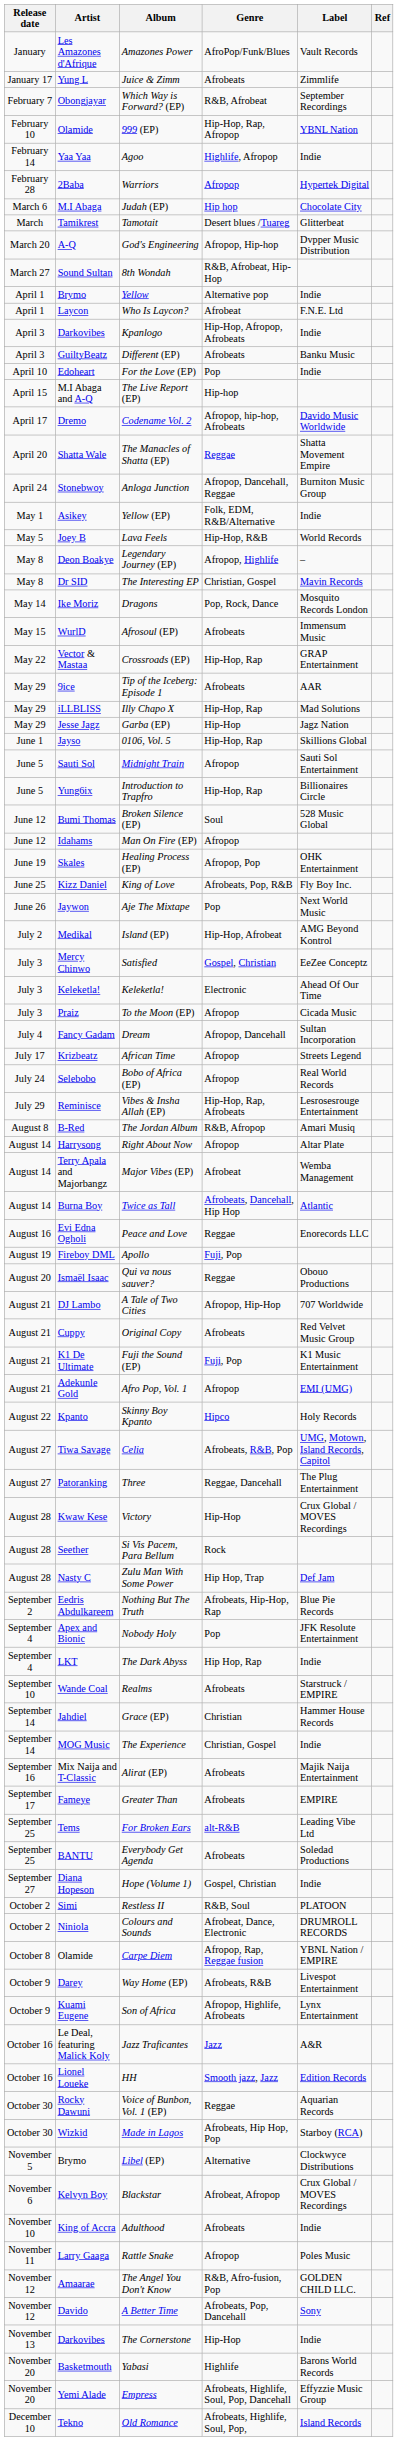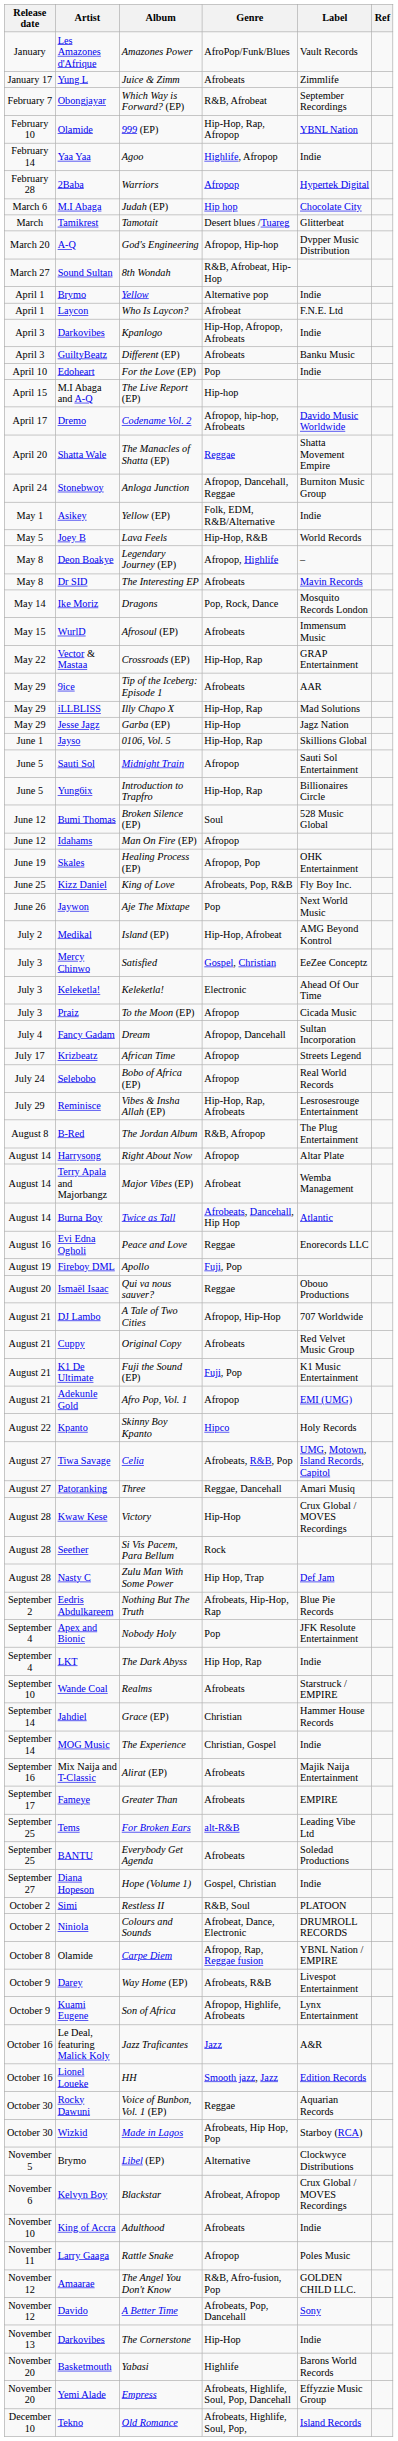(240, 581) Christian, Gospel -> (225, 581) Afrobeats
(327, 1128) Amari Musiq -> (329, 1134) The Plug Entertainment
(329, 1483) The Plug Entertainment -> (327, 1489) Amari Musiq
